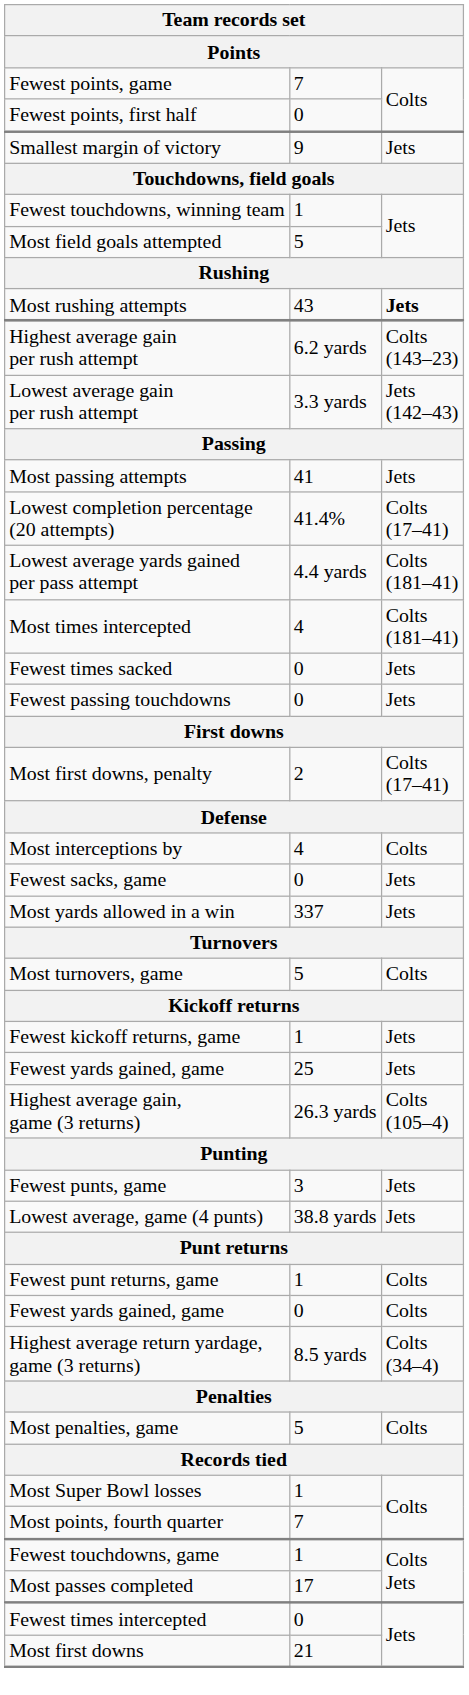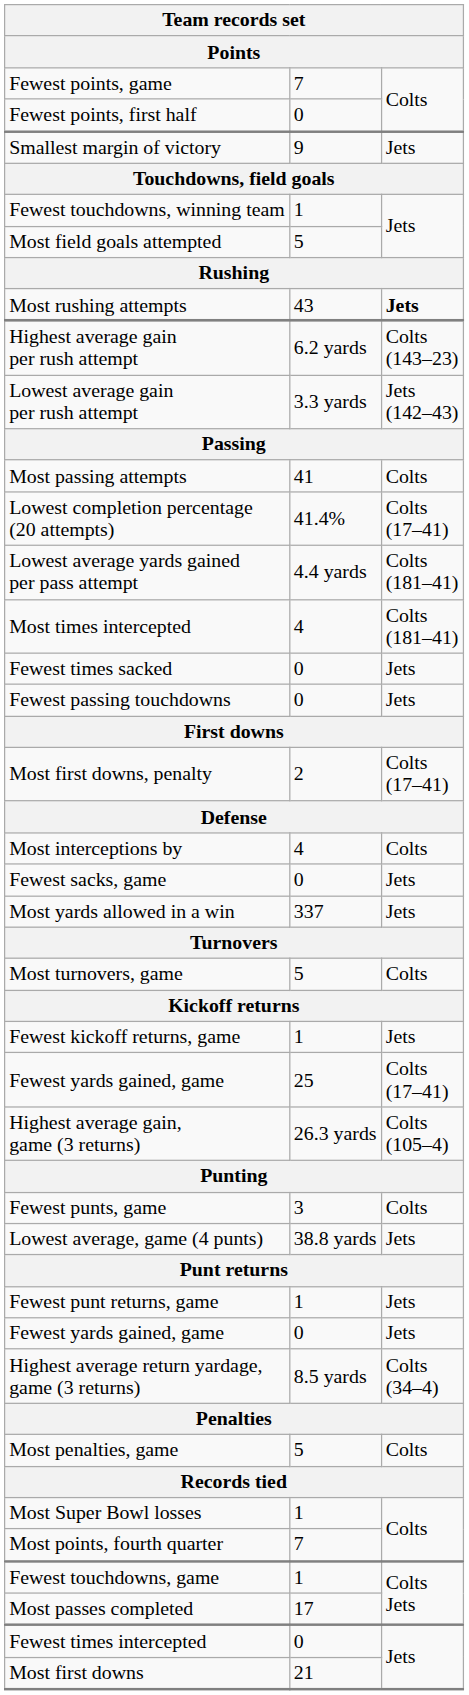(401, 475) Jets -> (407, 475) Colts
(401, 1068) Jets -> (417, 1079) Colts (17–41)
(401, 1185) Jets -> (407, 1207) Colts
(407, 1279) Colts -> (401, 1301) Jets
(407, 1311) Colts -> (401, 1333) Jets
